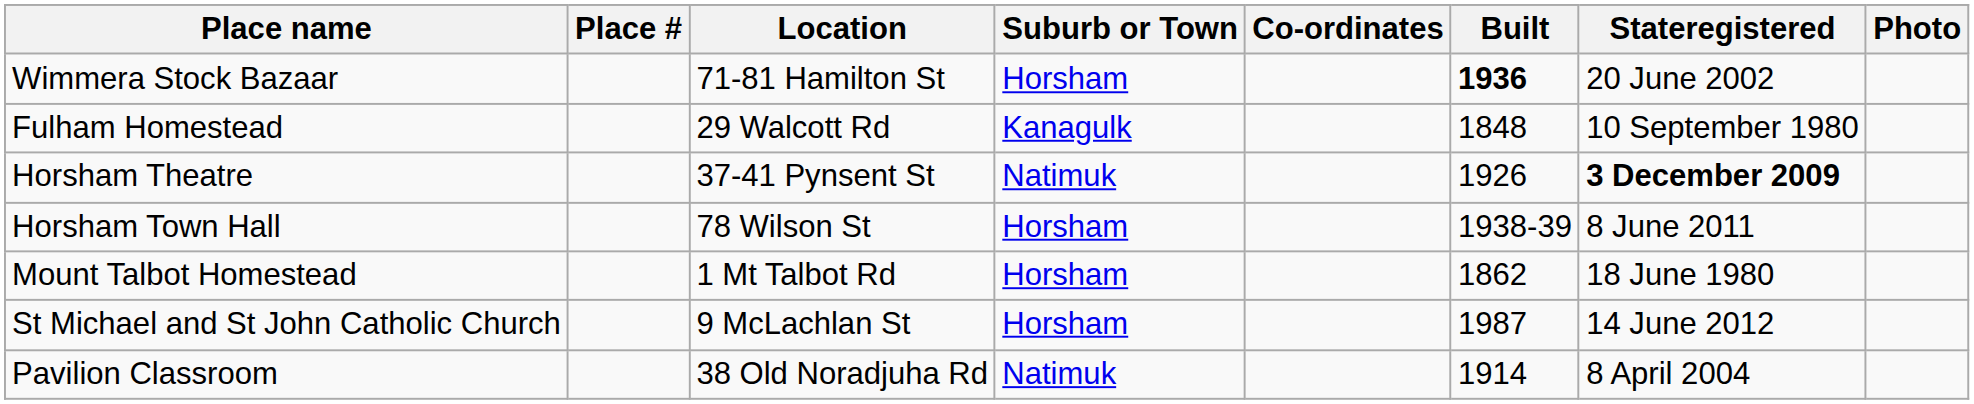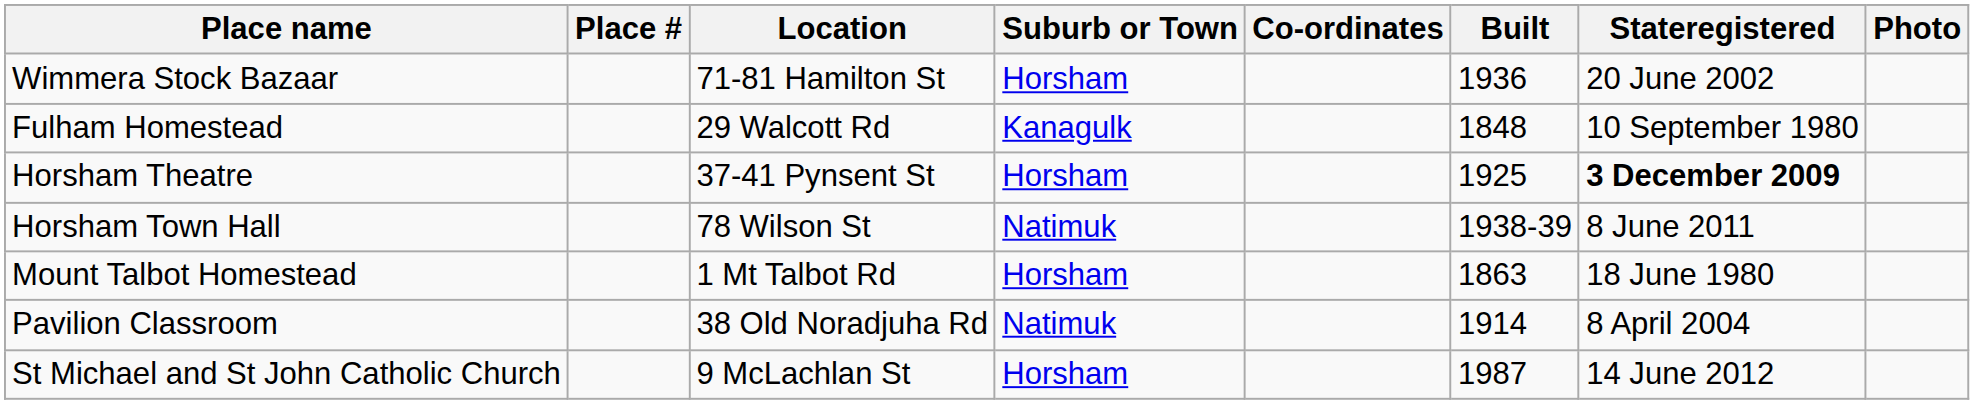(1493, 78) bold -> (1493, 78) normal
(1059, 176) Natimuk -> (1065, 176) Horsham
(1493, 176) 1926 -> (1493, 176) 1925
(1065, 226) Horsham -> (1059, 226) Natimuk
(1493, 275) 1862 -> (1493, 275) 1863
rows swapped: (145, 373) <-> (286, 324)
